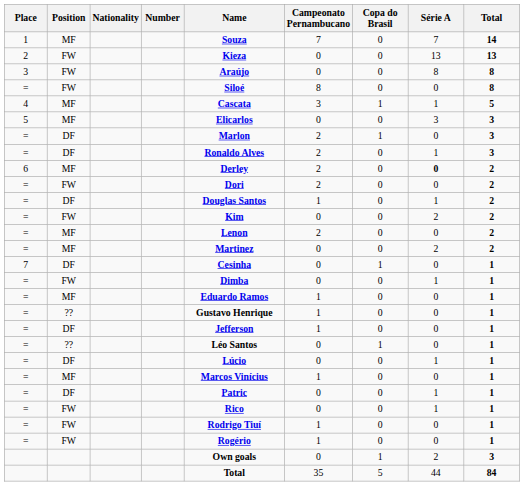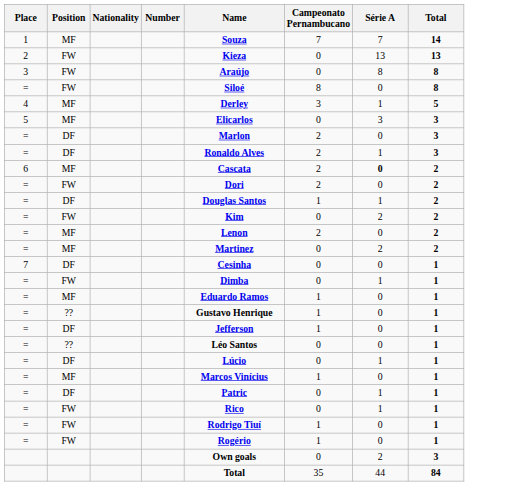- column: (380, 18)
(234, 104) Cascata -> (234, 104) Derley
(234, 168) Derley -> (234, 168) Cascata
